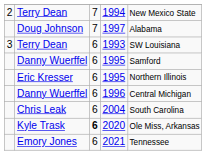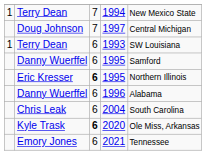(10, 12) 2 -> (10, 12) 1
(146, 29) Alabama -> (160, 29) Central Michigan
(10, 45) 3 -> (10, 45) 1
(95, 77) normal -> (95, 77) bold
(160, 94) Central Michigan -> (146, 94) Alabama
